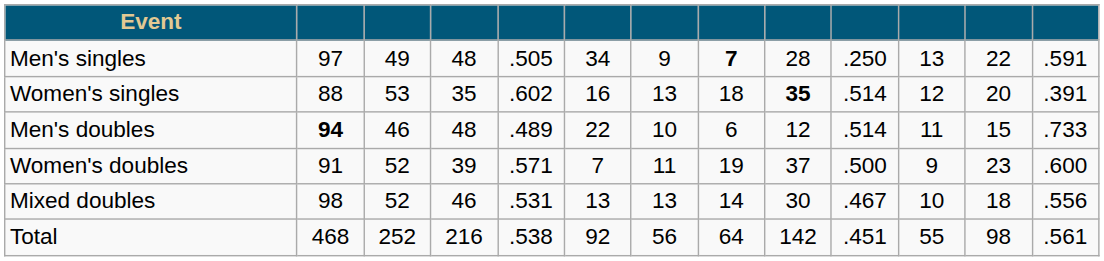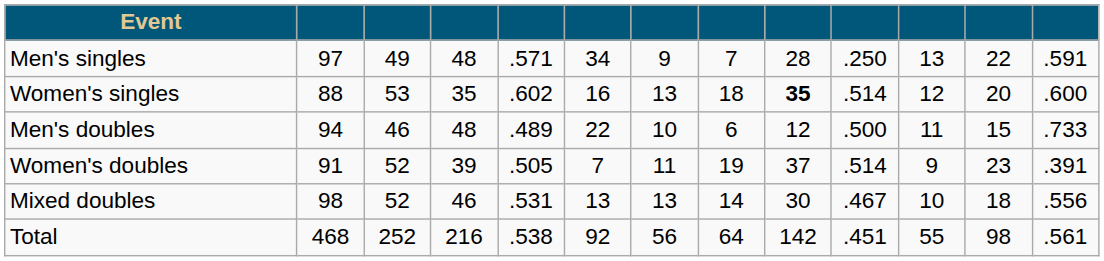(531, 58) .505 -> (531, 58) .571
(731, 58) bold -> (731, 58) normal
(1065, 93) .391 -> (1065, 93) .600
(330, 129) bold -> (330, 129) normal
(865, 129) .514 -> (865, 129) .500
(531, 165) .571 -> (531, 165) .505
(865, 165) .500 -> (865, 165) .514
(1065, 165) .600 -> (1065, 165) .391
